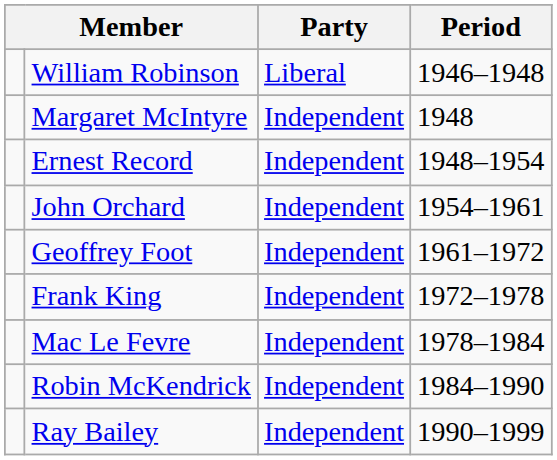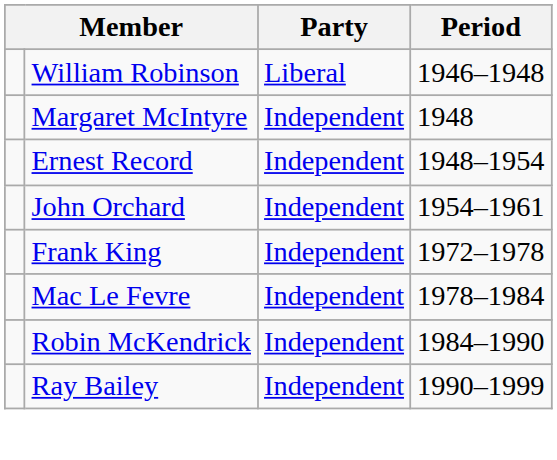- row: (112, 251)
